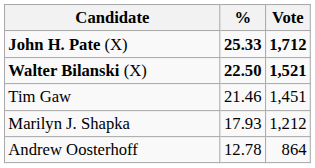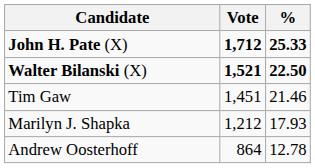columns swapped: (288, 17) <-> (243, 17)
